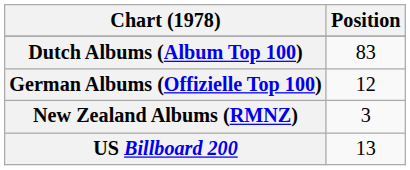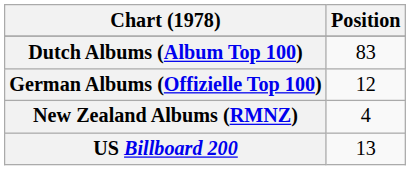(366, 116) 3 -> (366, 116) 4
